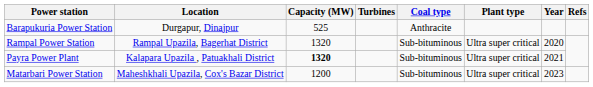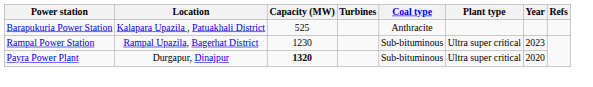(200, 27) Durgapur, Dinajpur -> (191, 27) Kalapara Upazila , Patuakhali District
(321, 43) 1320 -> (302, 43) 1230
(554, 43) 2020 -> (535, 43) 2023
(200, 58) Kalapara Upazila , Patuakhali District -> (191, 58) Durgapur, Dinajpur
(554, 58) 2021 -> (535, 58) 2020
- row: (55, 74)
